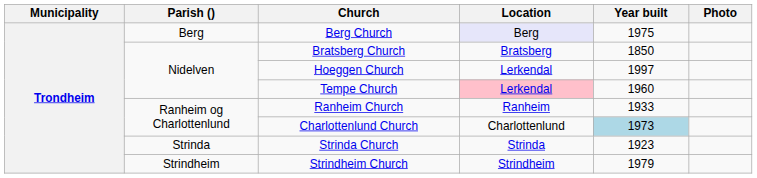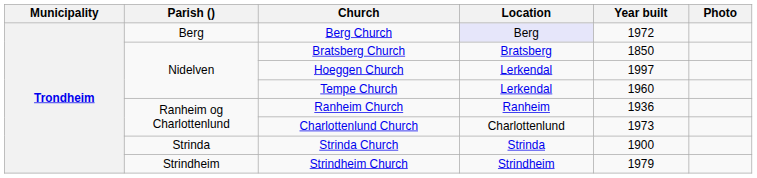(641, 32) 1975 -> (641, 32) 1972
(526, 88) pink background -> (526, 88) no background
(641, 107) 1933 -> (641, 107) 1936
(641, 126) lightblue background -> (641, 126) no background
(641, 145) 1923 -> (641, 145) 1900
